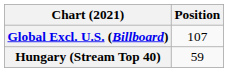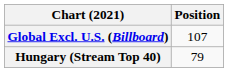(197, 57) 59 -> (197, 57) 79
